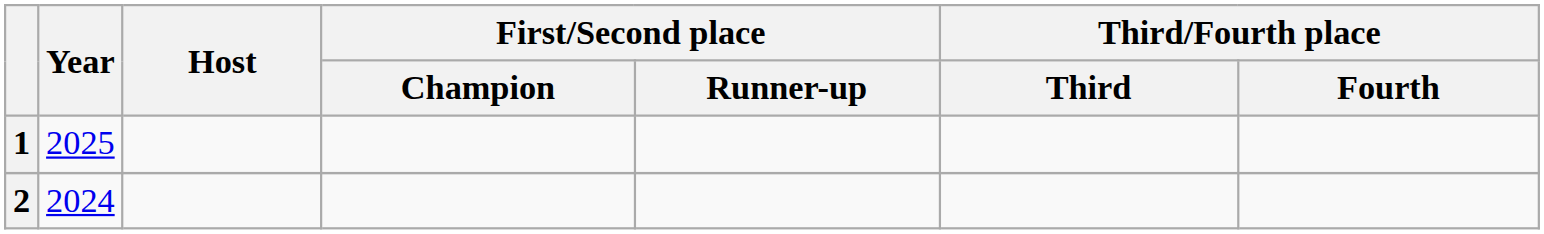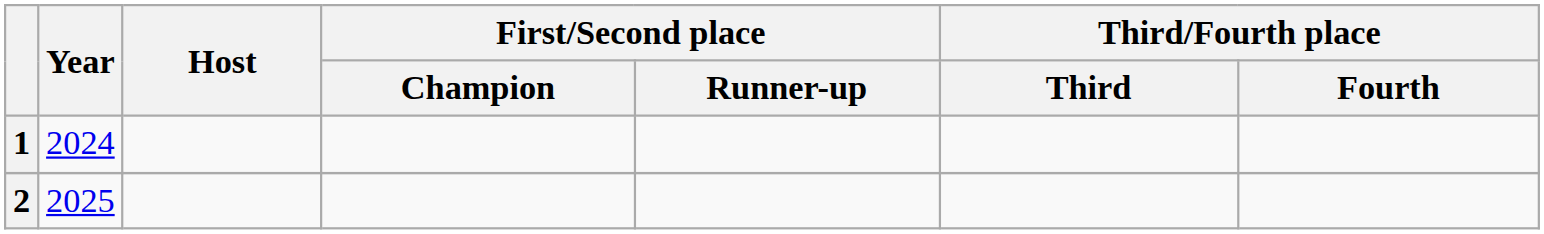(80, 143) 2025 -> (80, 143) 2024
(80, 198) 2024 -> (80, 198) 2025
